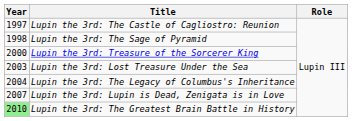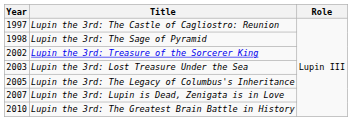(17, 53) 2000 -> (17, 53) 2002
(17, 81) 2004 -> (17, 81) 2005
(17, 109) lightgreen background -> (17, 109) no background
